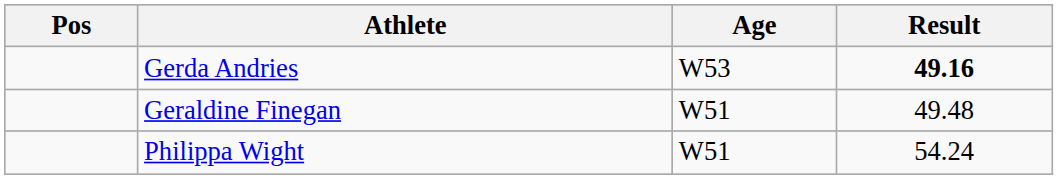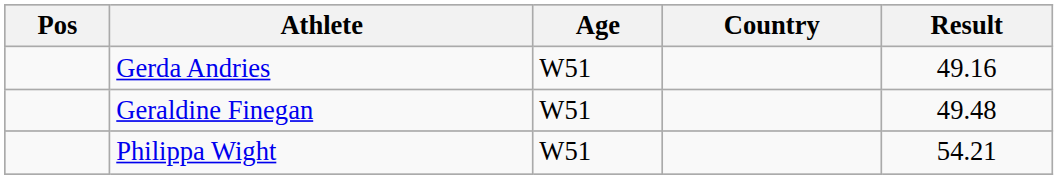+ column: (772, 25)
(705, 67) W53 -> (565, 67) W51
(944, 67) bold -> (967, 67) normal
(944, 151) 54.24 -> (967, 151) 54.21
